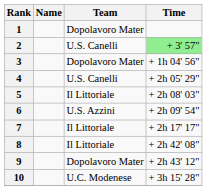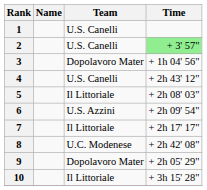(105, 29) Dopolavoro Mater -> (92, 29) U.S. Canelli
(174, 78) + 2h 05' 29" -> (174, 78) + 2h 43' 12"
(90, 144) Il Littoriale -> (99, 144) U.C. Modenese
(174, 161) + 2h 43' 12" -> (174, 161) + 2h 05' 29"
(99, 177) U.C. Modenese -> (90, 177) Il Littoriale
